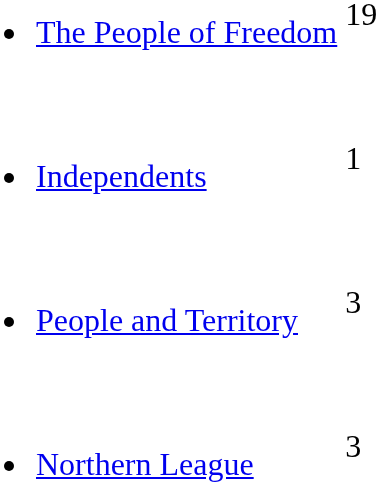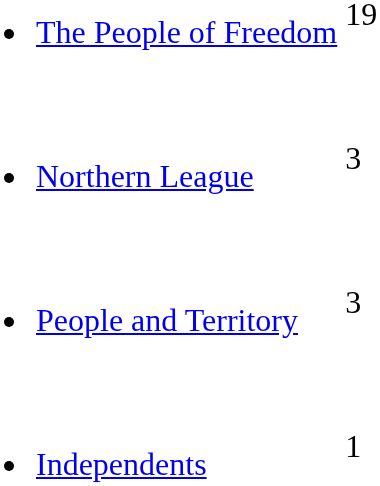rows swapped: (147, 465) <-> (147, 177)
